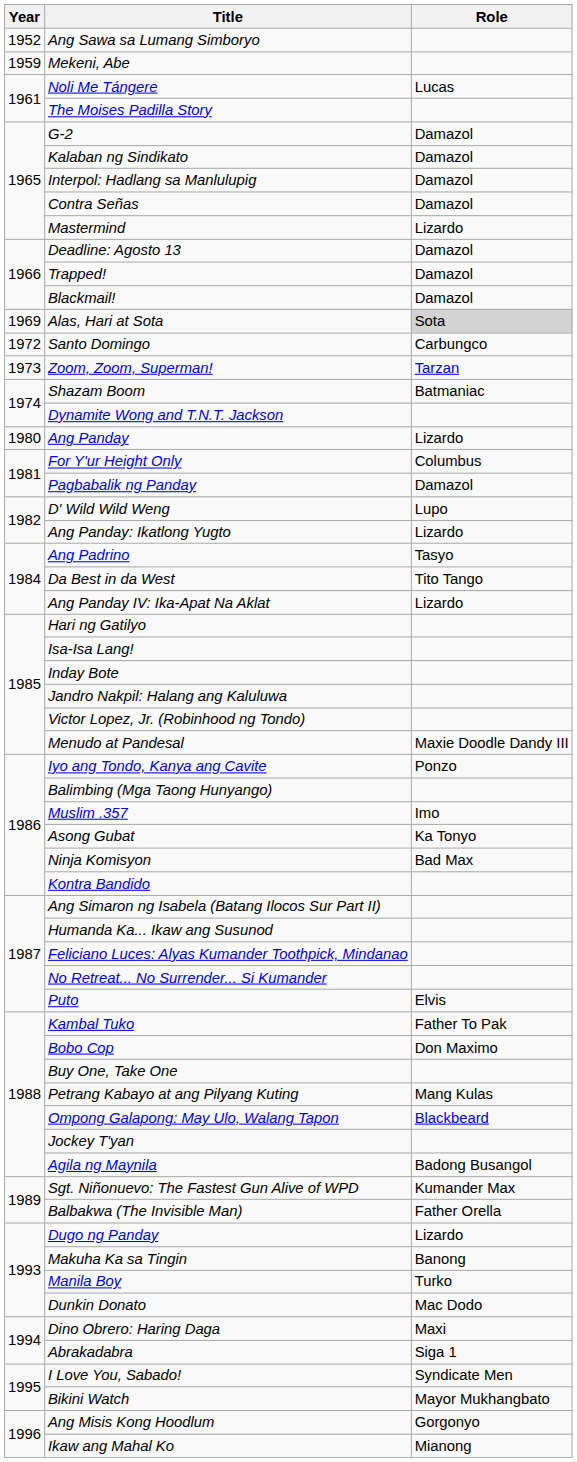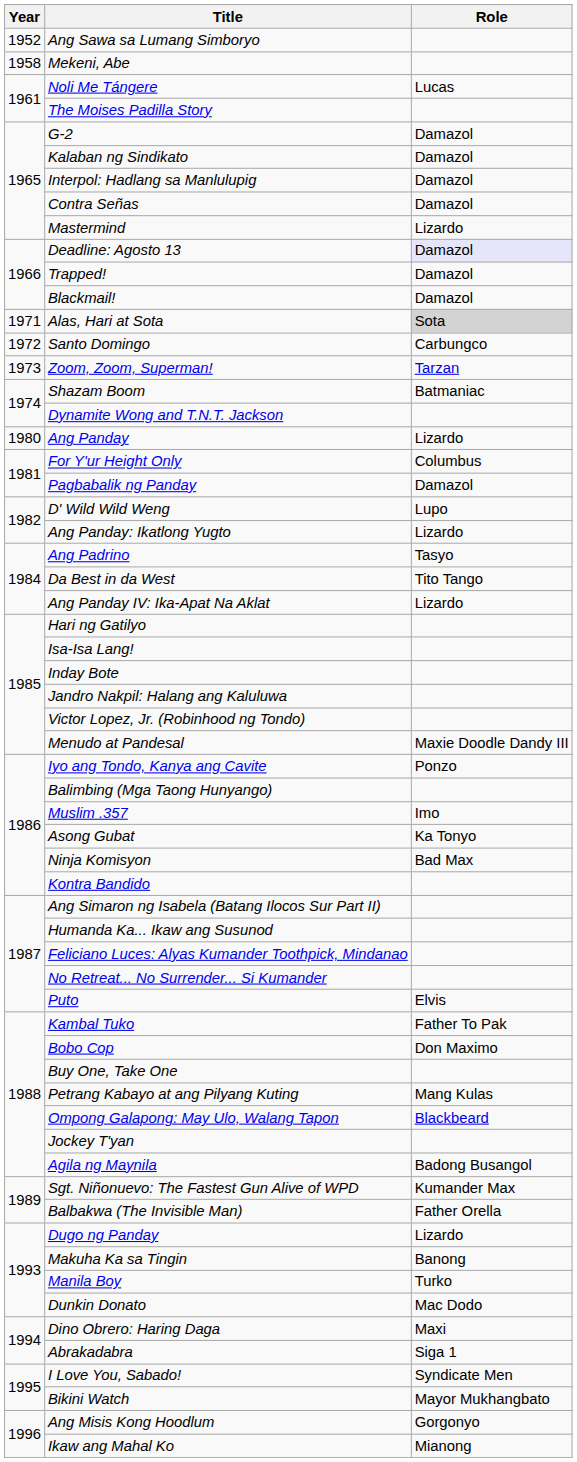(24, 63) 1959 -> (24, 63) 1958
(444, 251) no background -> (444, 251) lavender background
(24, 321) 1969 -> (24, 321) 1971
